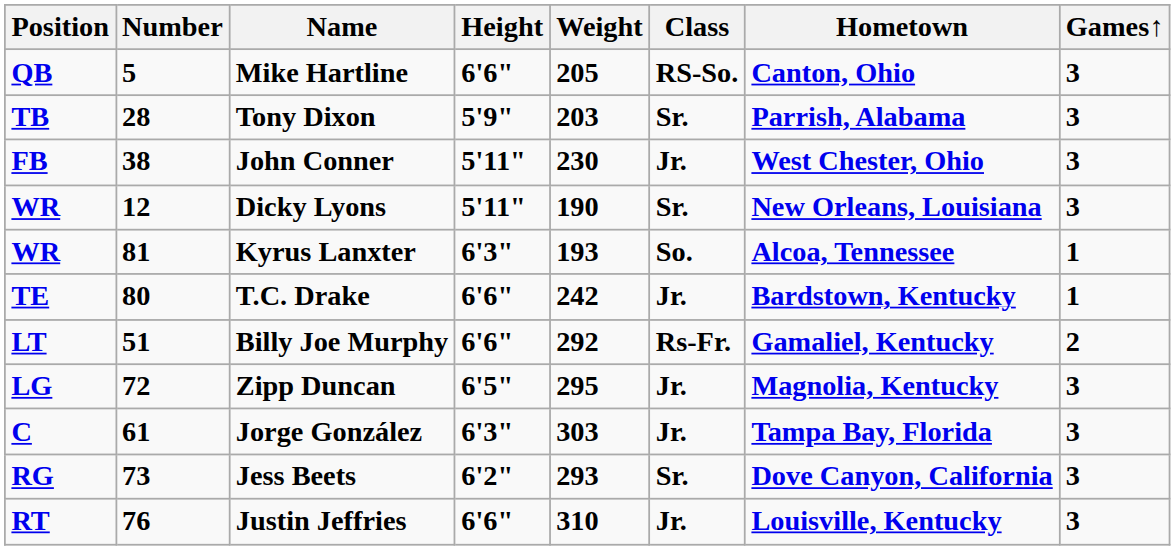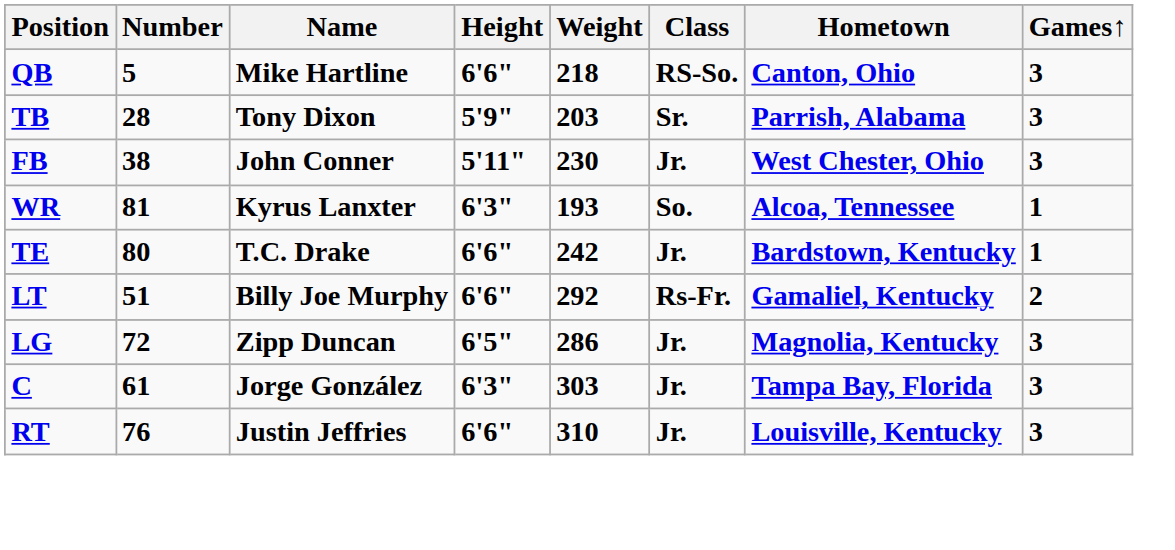(577, 71) 205 -> (577, 71) 218
- row: (311, 206)
(577, 386) 295 -> (577, 341) 286
- row: (296, 476)
